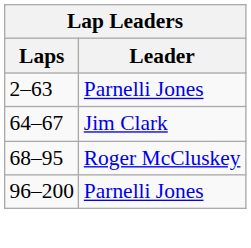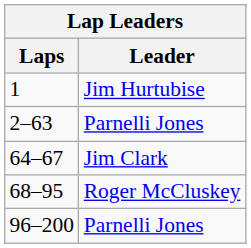+ row: (15, 89)
